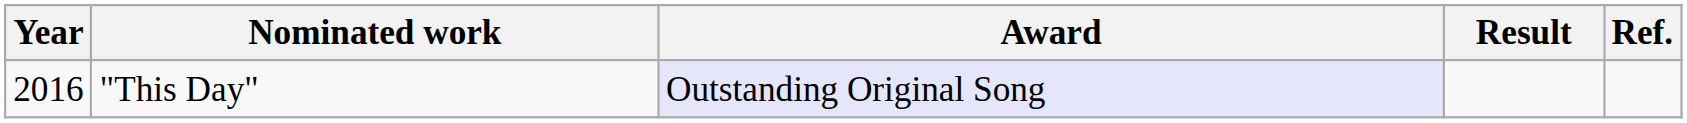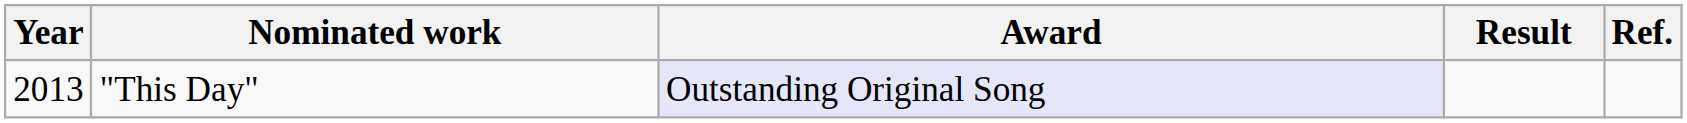(48, 88) 2016 -> (48, 88) 2013
